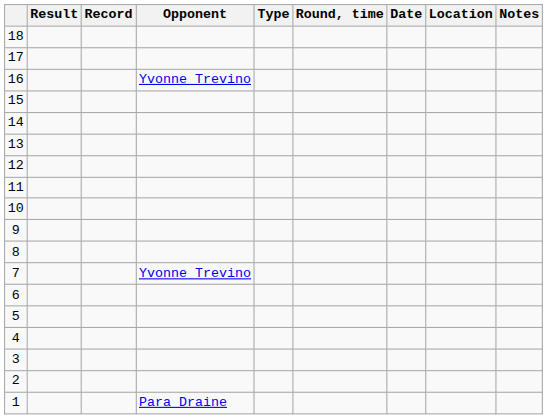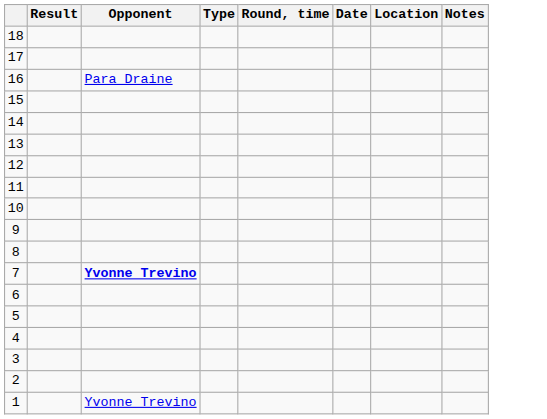- column: (109, 16)
(195, 80) Yvonne Trevino -> (129, 80) Para Draine
(195, 274) normal -> (141, 274) bold
(183, 403) Para Draine -> (141, 403) Yvonne Trevino
